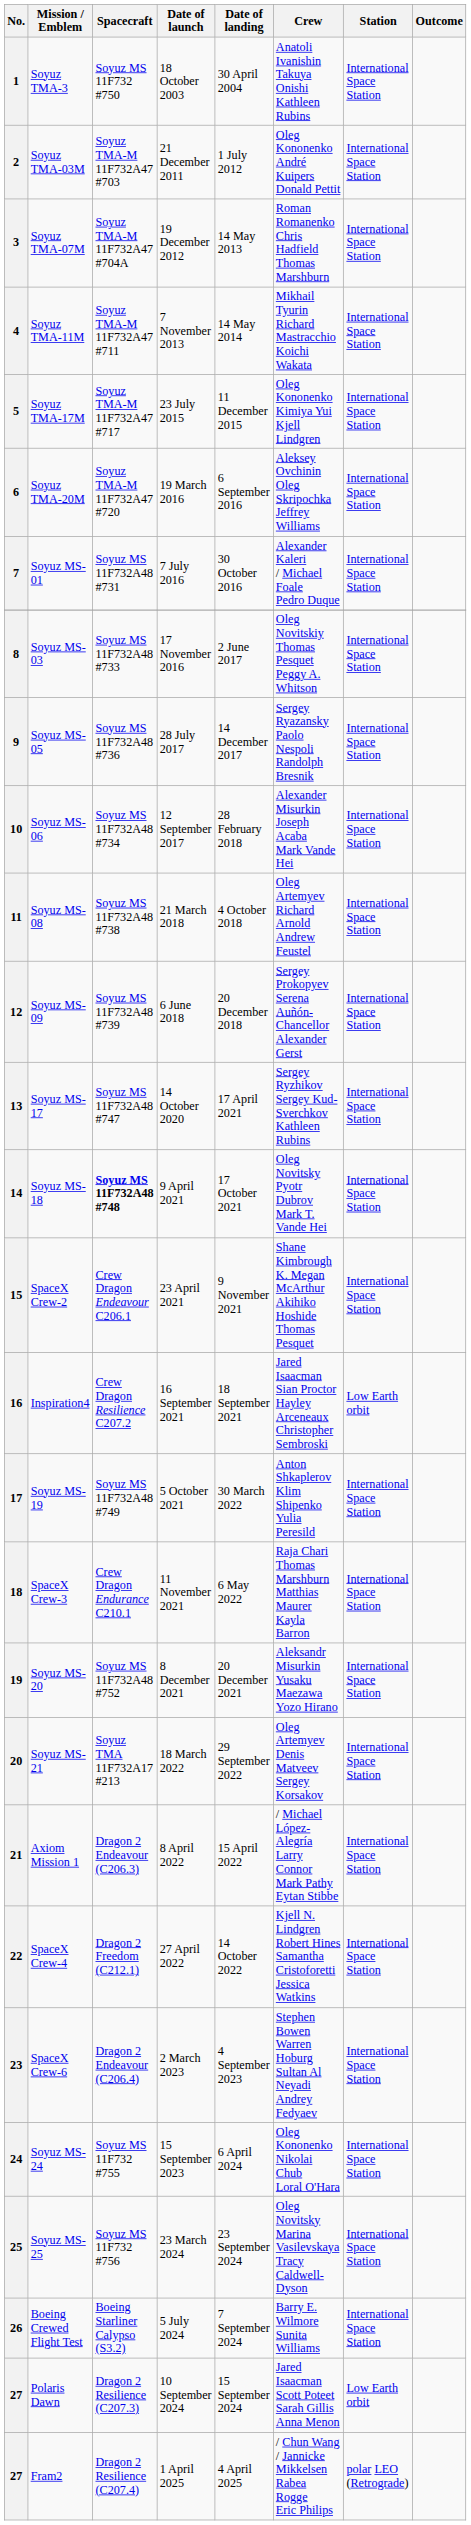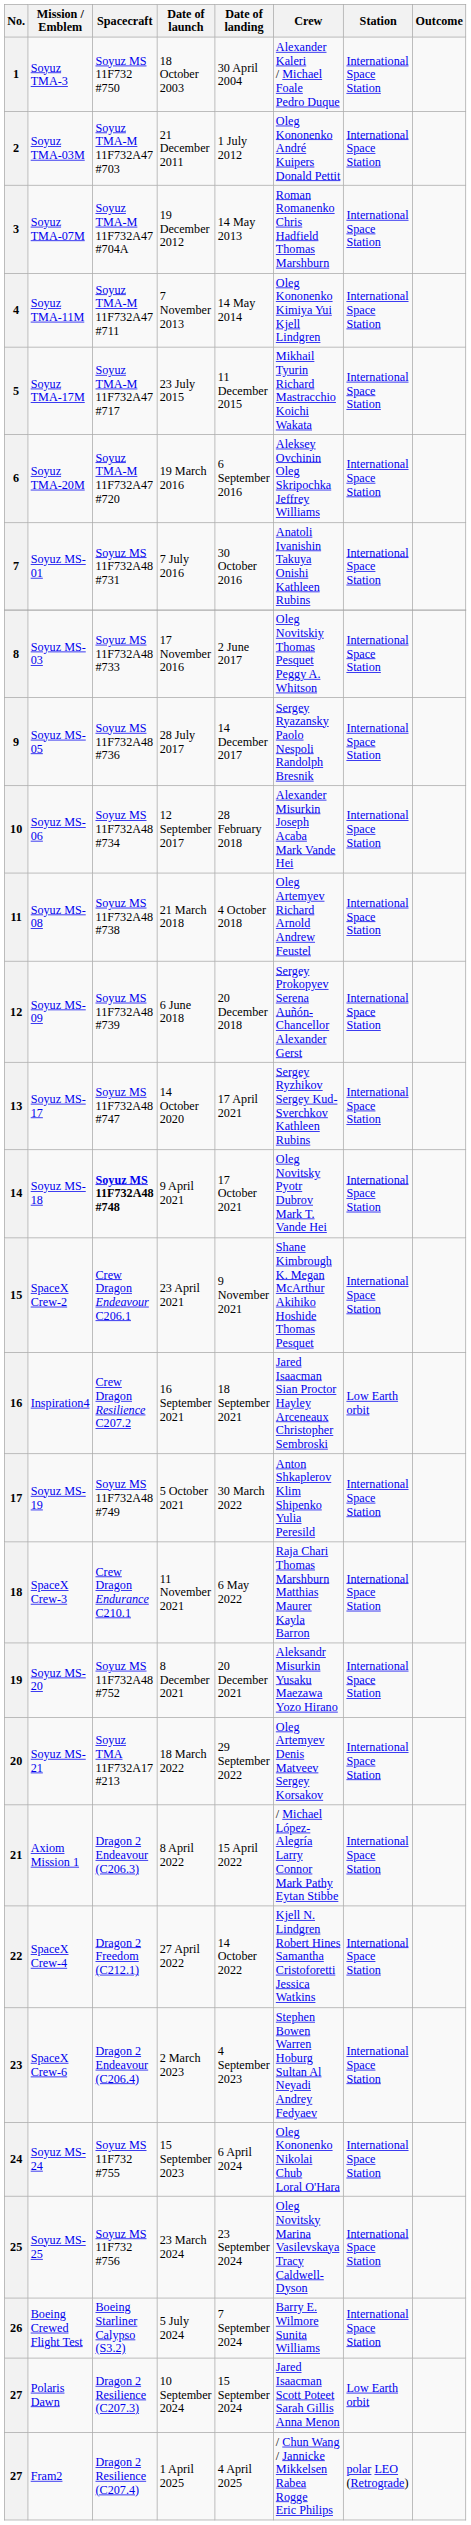(298, 81) Anatoli Ivanishin Takuya Onishi Kathleen Rubins -> (308, 74) Alexander Kaleri / Michael Foale Pedro Duque
(306, 330) Mikhail Tyurin Richard Mastracchio Koichi Wakata -> (304, 310) Oleg Kononenko Kimiya Yui Kjell Lindgren
(304, 411) Oleg Kononenko Kimiya Yui Kjell Lindgren -> (306, 391) Mikhail Tyurin Richard Mastracchio Koichi Wakata
(308, 573) Alexander Kaleri / Michael Foale Pedro Duque -> (298, 566) Anatoli Ivanishin Takuya Onishi Kathleen Rubins
